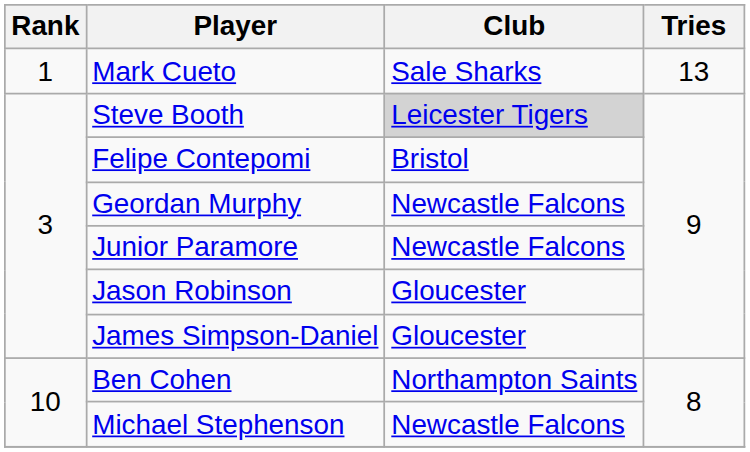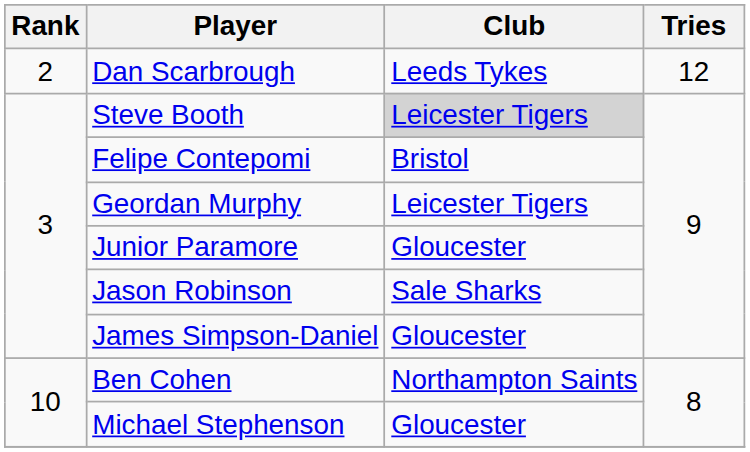- row: (164, 70)
+ row: (194, 70)
(508, 203) Newcastle Falcons -> (490, 203) Leicester Tigers
(508, 247) Newcastle Falcons -> (459, 247) Gloucester
(459, 291) Gloucester -> (466, 291) Sale Sharks
(508, 423) Newcastle Falcons -> (459, 423) Gloucester
